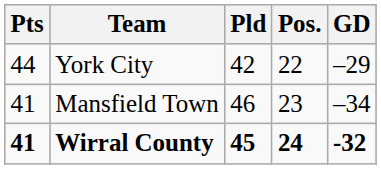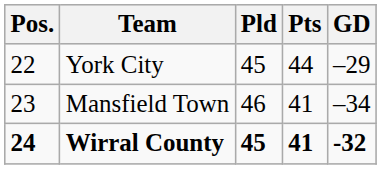columns swapped: (300, 24) <-> (27, 24)
(243, 63) 42 -> (253, 63) 45
